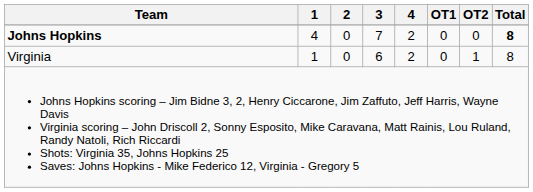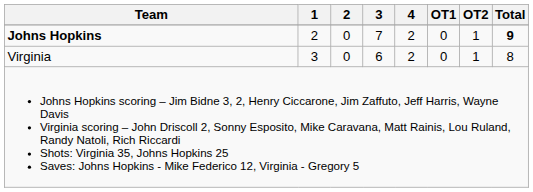(314, 35) 4 -> (314, 35) 2
(476, 35) 0 -> (476, 35) 1
(510, 35) 8 -> (510, 35) 9
(314, 56) 1 -> (314, 56) 3
